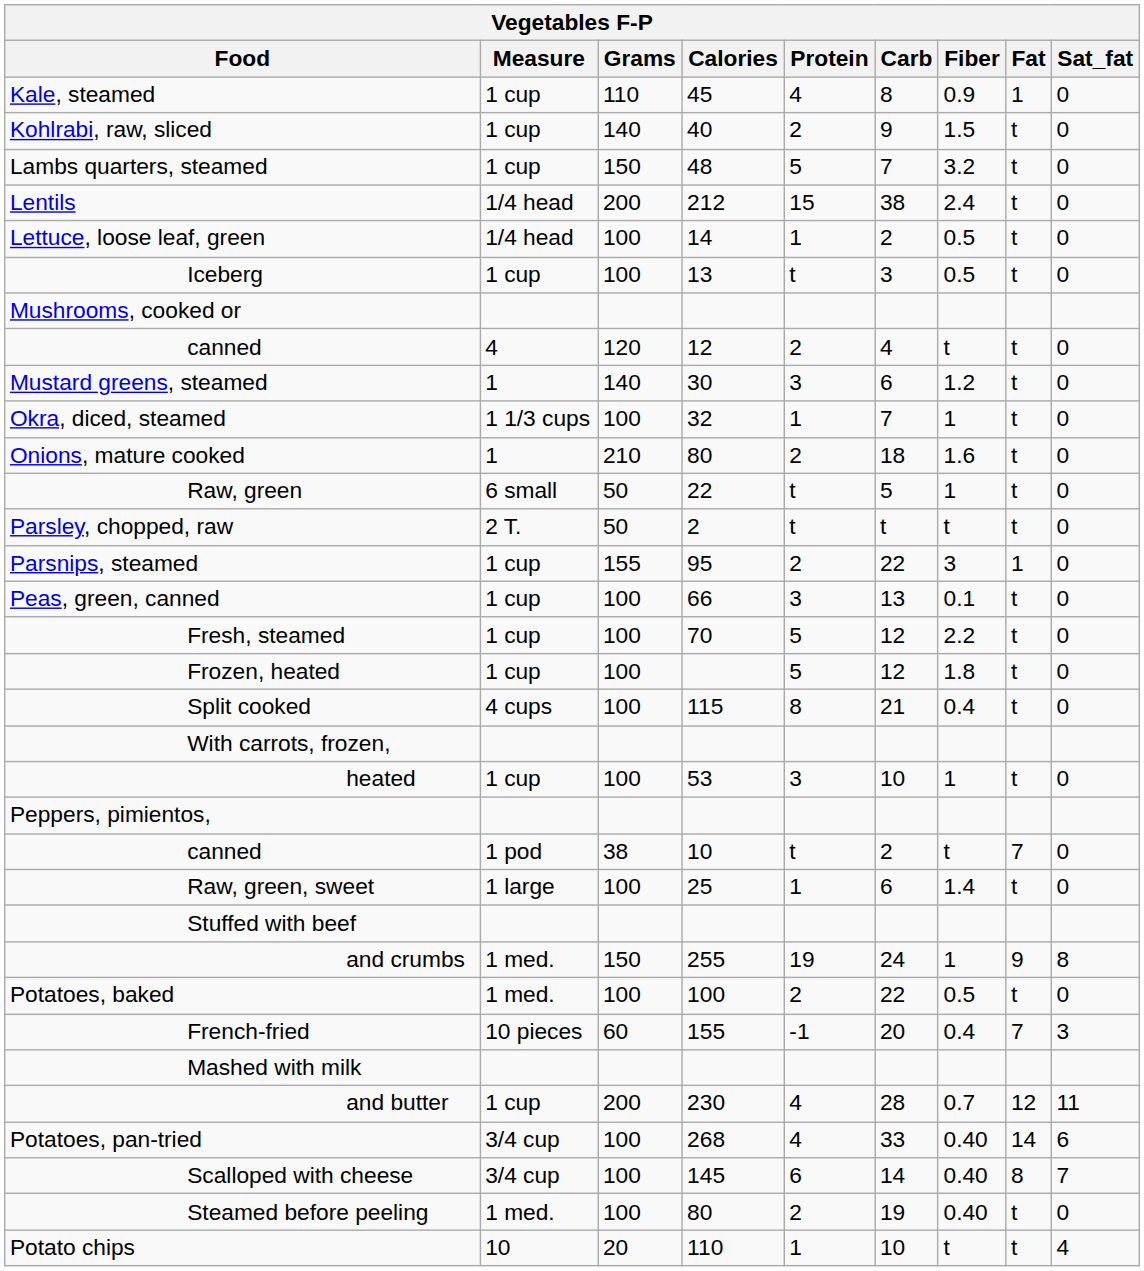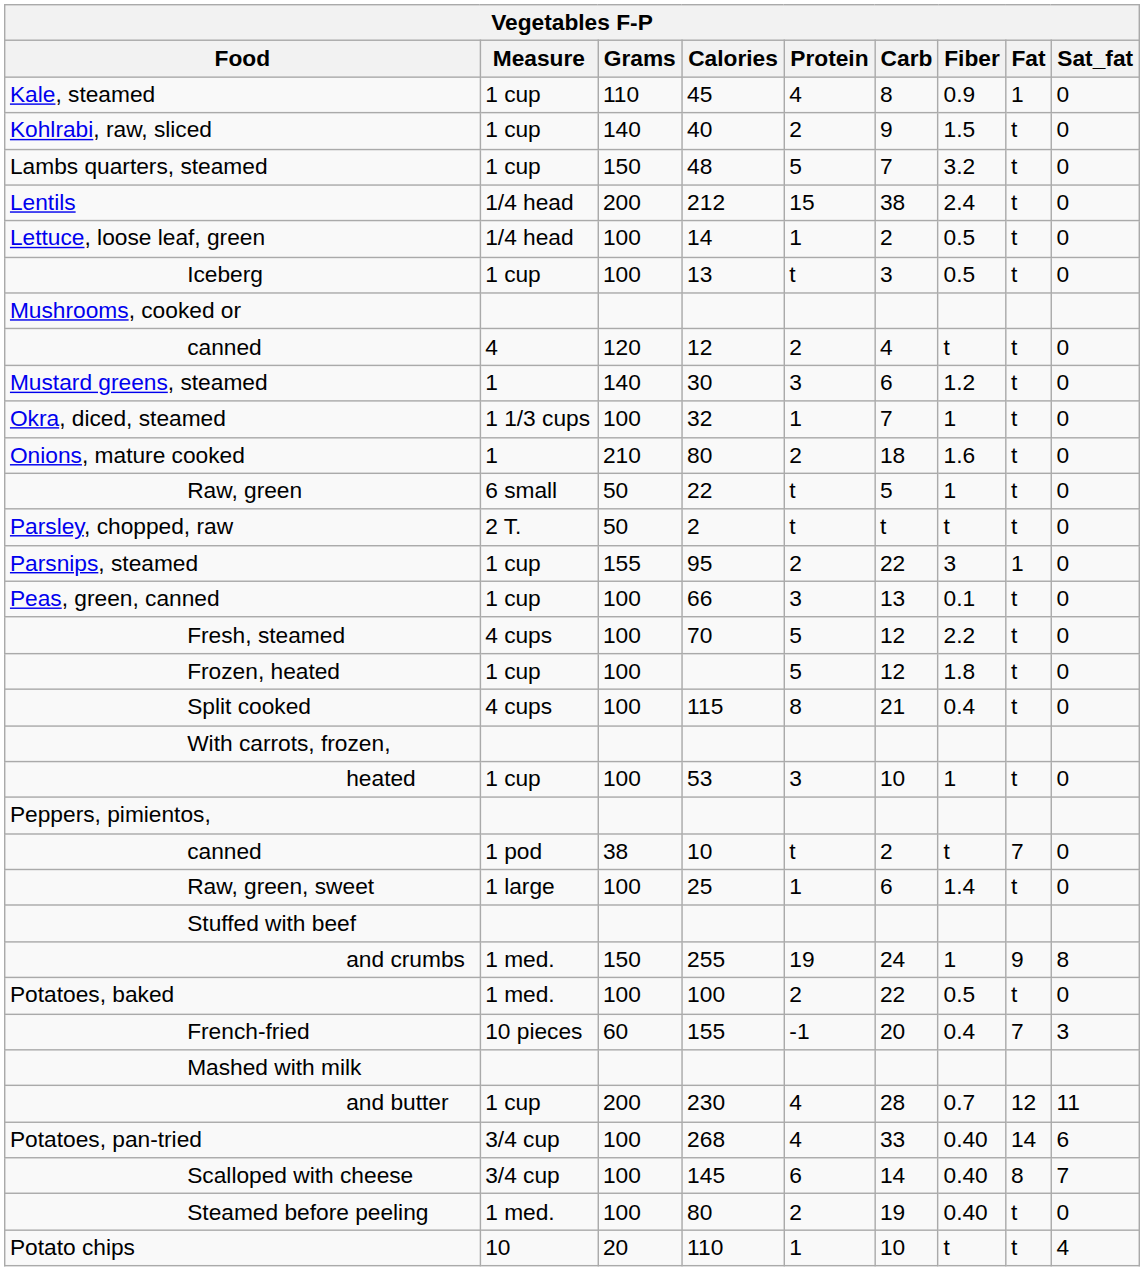(513, 635) 1 cup -> (519, 635) 4 cups
